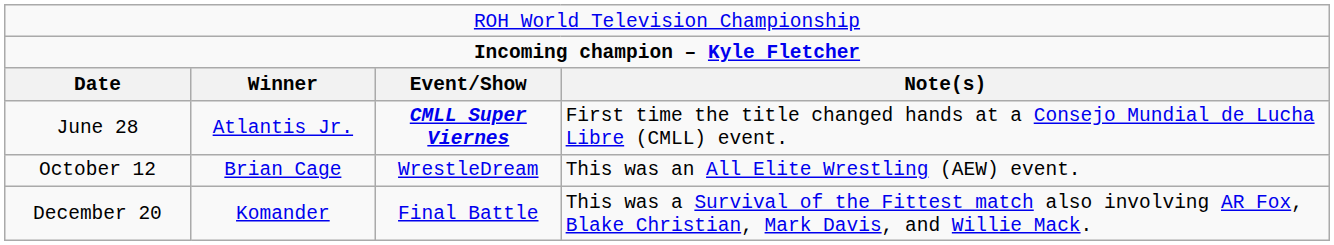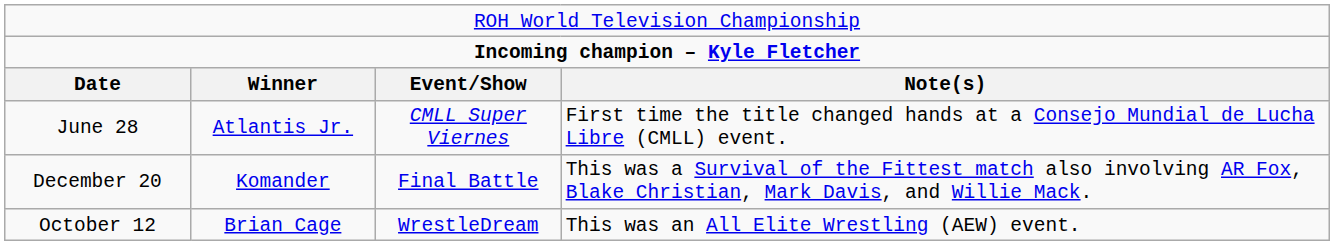(468, 127) bold -> (468, 127) normal
rows swapped: (97, 170) <-> (97, 213)
